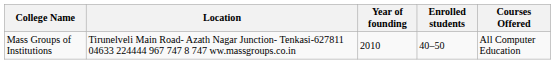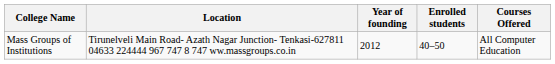(370, 45) 2010 -> (370, 45) 2012
